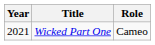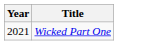- column: (132, 13)
